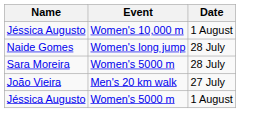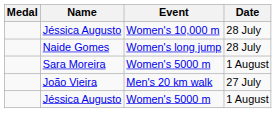+ column: (22, 13)
(212, 30) 1 August -> (244, 30) 28 July
(208, 64) 28 July -> (248, 64) 1 August
